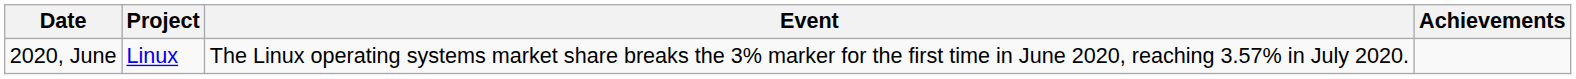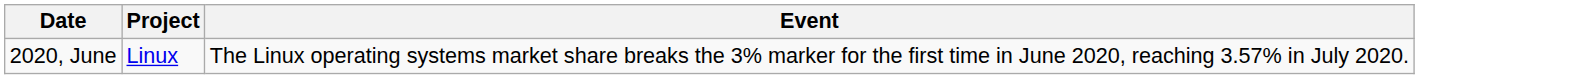- column: (1492, 21)
